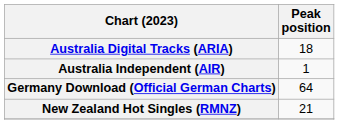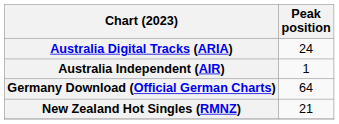(306, 48) 18 -> (306, 48) 24
